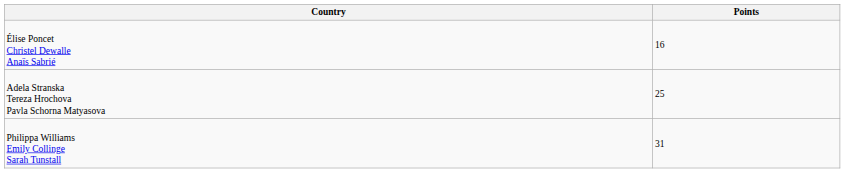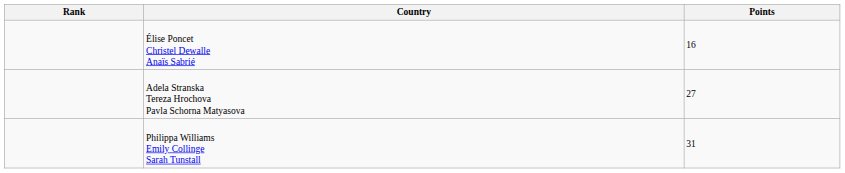+ column: (74, 12)
(660, 94) 25 -> (691, 94) 27
